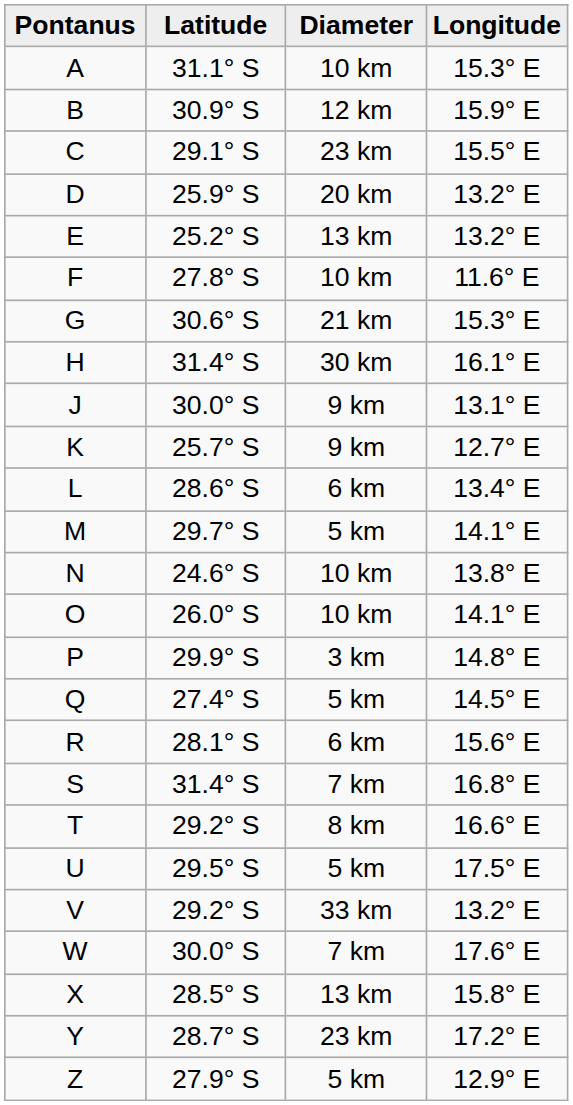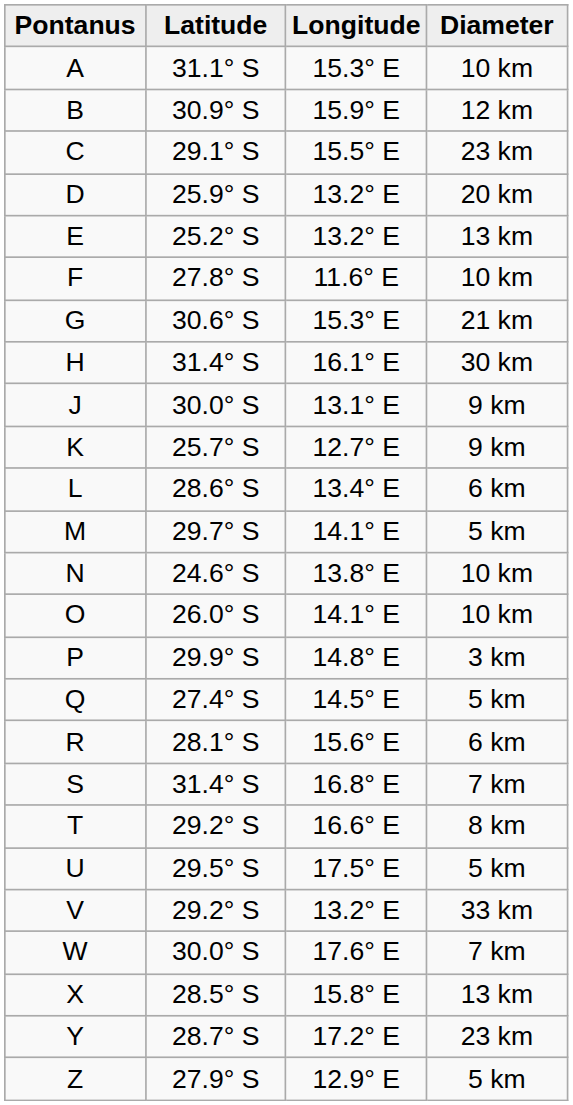columns swapped: (497, 25) <-> (356, 25)
